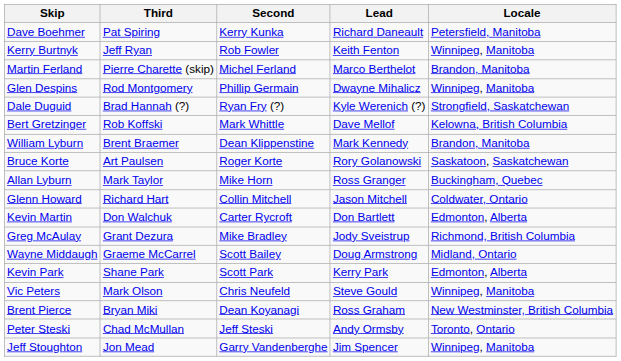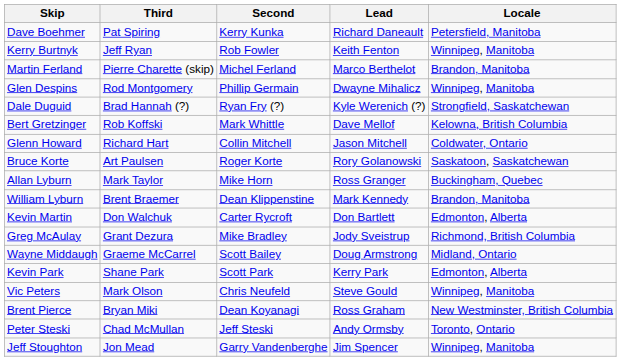rows swapped: (44, 198) <-> (45, 143)
